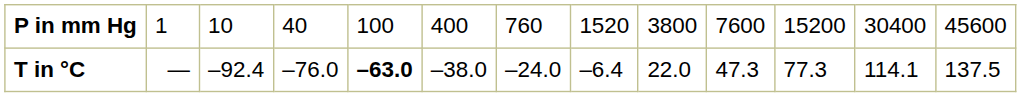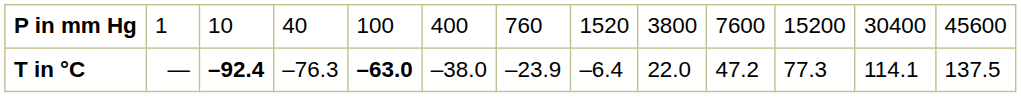(236, 69) normal -> (236, 69) bold
(310, 69) –76.0 -> (310, 69) –76.3
(533, 69) –24.0 -> (533, 69) –23.9
(737, 69) 47.3 -> (737, 69) 47.2
